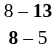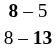rows swapped: (28, 37) <-> (28, 11)
